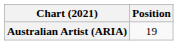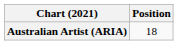(151, 31) 19 -> (151, 31) 18
